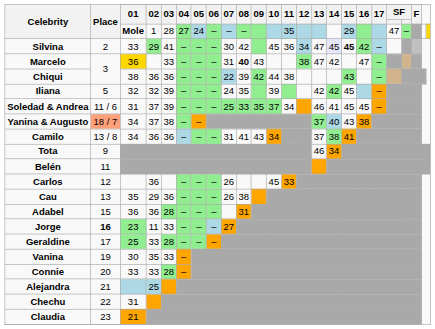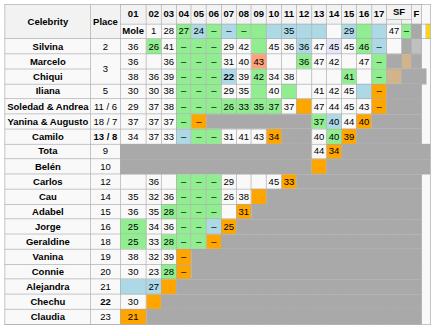(133, 47) 33 -> (133, 47) 36
(154, 47) 29 -> (154, 47) 26
(229, 47) 30 -> (229, 47) 29
(304, 47) 34 -> (304, 47) 36
(349, 47) bold -> (349, 47) normal
(364, 47) 42 -> (364, 47) 46
(133, 62) gold background -> (133, 62) no background
(169, 62) 33 -> (169, 62) 36
(244, 62) bold -> (244, 62) normal
(259, 62) no background -> (259, 62) lightsalmon background
(304, 62) 38 -> (304, 62) 36
(169, 77) 36 -> (169, 77) 39
(229, 77) normal -> (229, 77) bold
(274, 77) 44 -> (274, 77) 34
(349, 77) 43 -> (349, 77) 41
(133, 92) 32 -> (133, 92) 30
(154, 92) 32 -> (154, 92) 30
(169, 92) 39 -> (169, 92) 38
(229, 92) 24 -> (229, 92) 29
(274, 92) 39 -> (274, 92) 40
(319, 92) 42 -> (319, 92) 41
(334, 92) lightgreen background -> (334, 92) no background
(133, 107) 31 -> (133, 107) 29
(169, 107) 39 -> (169, 107) 38
(229, 107) 25 -> (229, 107) 26
(289, 107) 34 -> (289, 107) 37
(319, 107) 46 -> (319, 107) 47
(334, 107) 41 -> (334, 107) 44
(364, 107) 45 -> (364, 107) 43
(105, 122) lightsalmon background -> (105, 122) no background
(133, 122) 34 -> (133, 122) 37
(169, 122) 38 -> (169, 122) 37
(349, 122) 43 -> (349, 122) 44
(364, 122) 38 -> (364, 122) 40
(105, 137) normal -> (105, 137) bold
(154, 137) 36 -> (154, 137) 37
(169, 137) 36 -> (169, 137) 33
(319, 137) 37 -> (319, 137) 40
(334, 137) 38 -> (334, 137) 40
(349, 137) 41 -> (349, 137) 39
(319, 152) 46 -> (319, 152) 44
(105, 167) 11 -> (105, 167) 10
(229, 182) 26 -> (229, 182) 29
(105, 197) 13 -> (105, 197) 14
(154, 197) 29 -> (154, 197) 32
(154, 212) 36 -> (154, 212) 35
(105, 227) bold -> (105, 227) normal
(133, 227) 23 -> (133, 227) 25
(154, 227) 11 -> (154, 227) 34
(169, 227) 33 -> (169, 227) 36
(229, 227) 27 -> (229, 227) 25
(105, 242) 17 -> (105, 242) 18
(133, 257) 30 -> (133, 257) 38
(154, 257) 35 -> (154, 257) 32
(169, 257) 33 -> (169, 257) 39
(133, 272) 33 -> (133, 272) 30
(154, 272) 33 -> (154, 272) 23
(154, 287) 25 -> (154, 287) 27
(105, 302) normal -> (105, 302) bold
(133, 302) 31 -> (133, 302) 30
